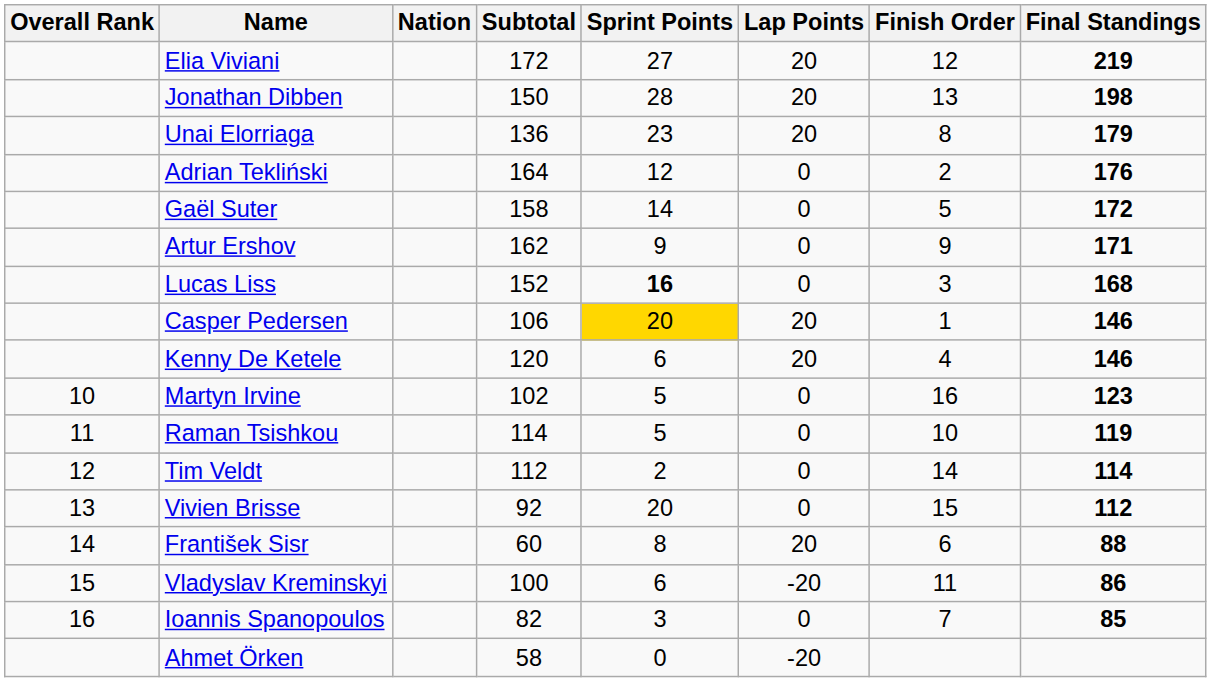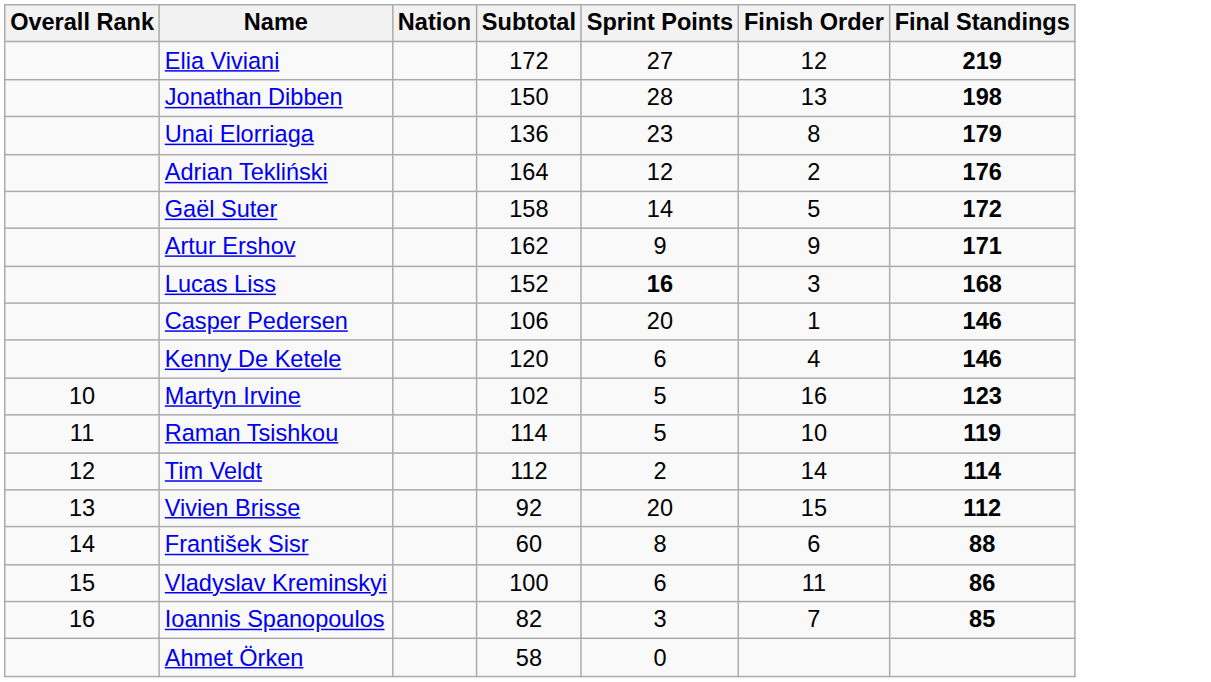- column: (804, 23)
(660, 321) gold background -> (660, 321) no background
